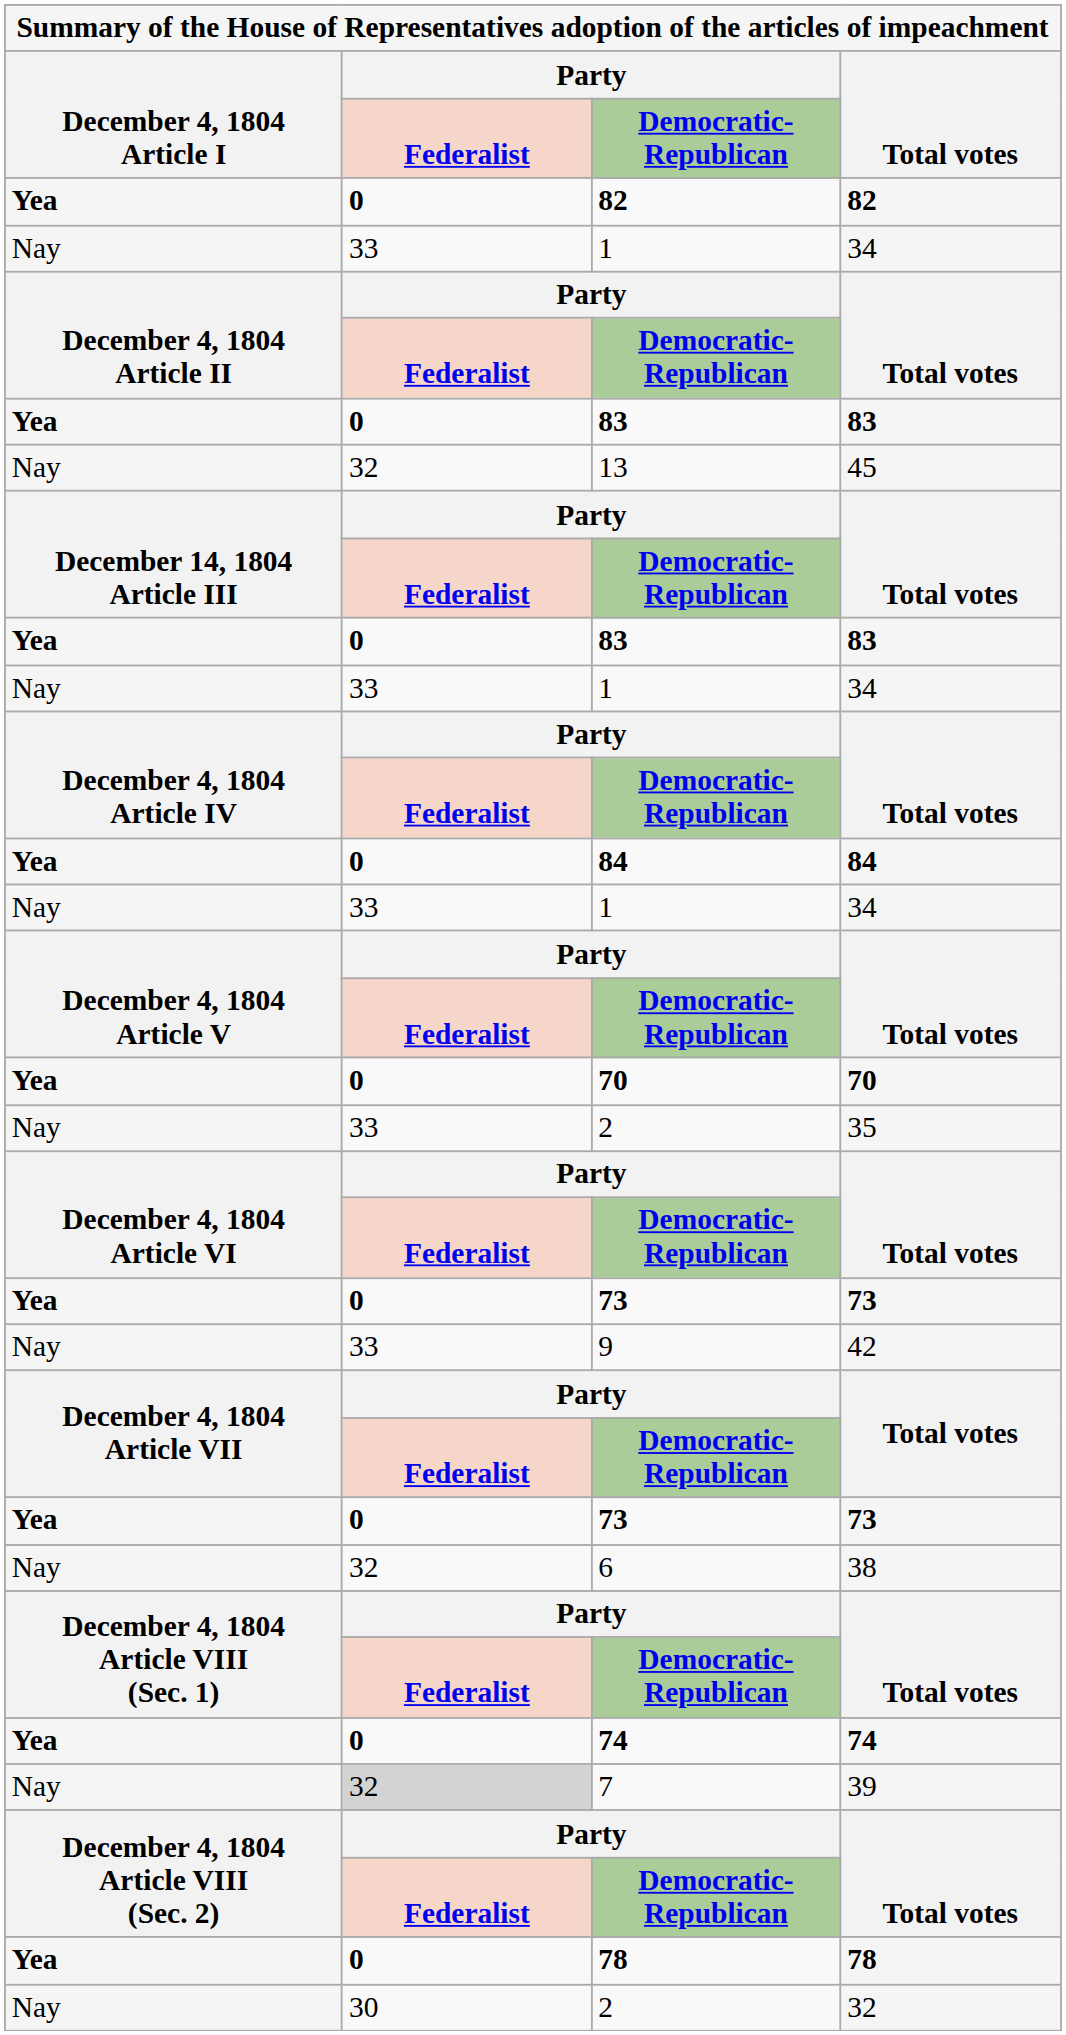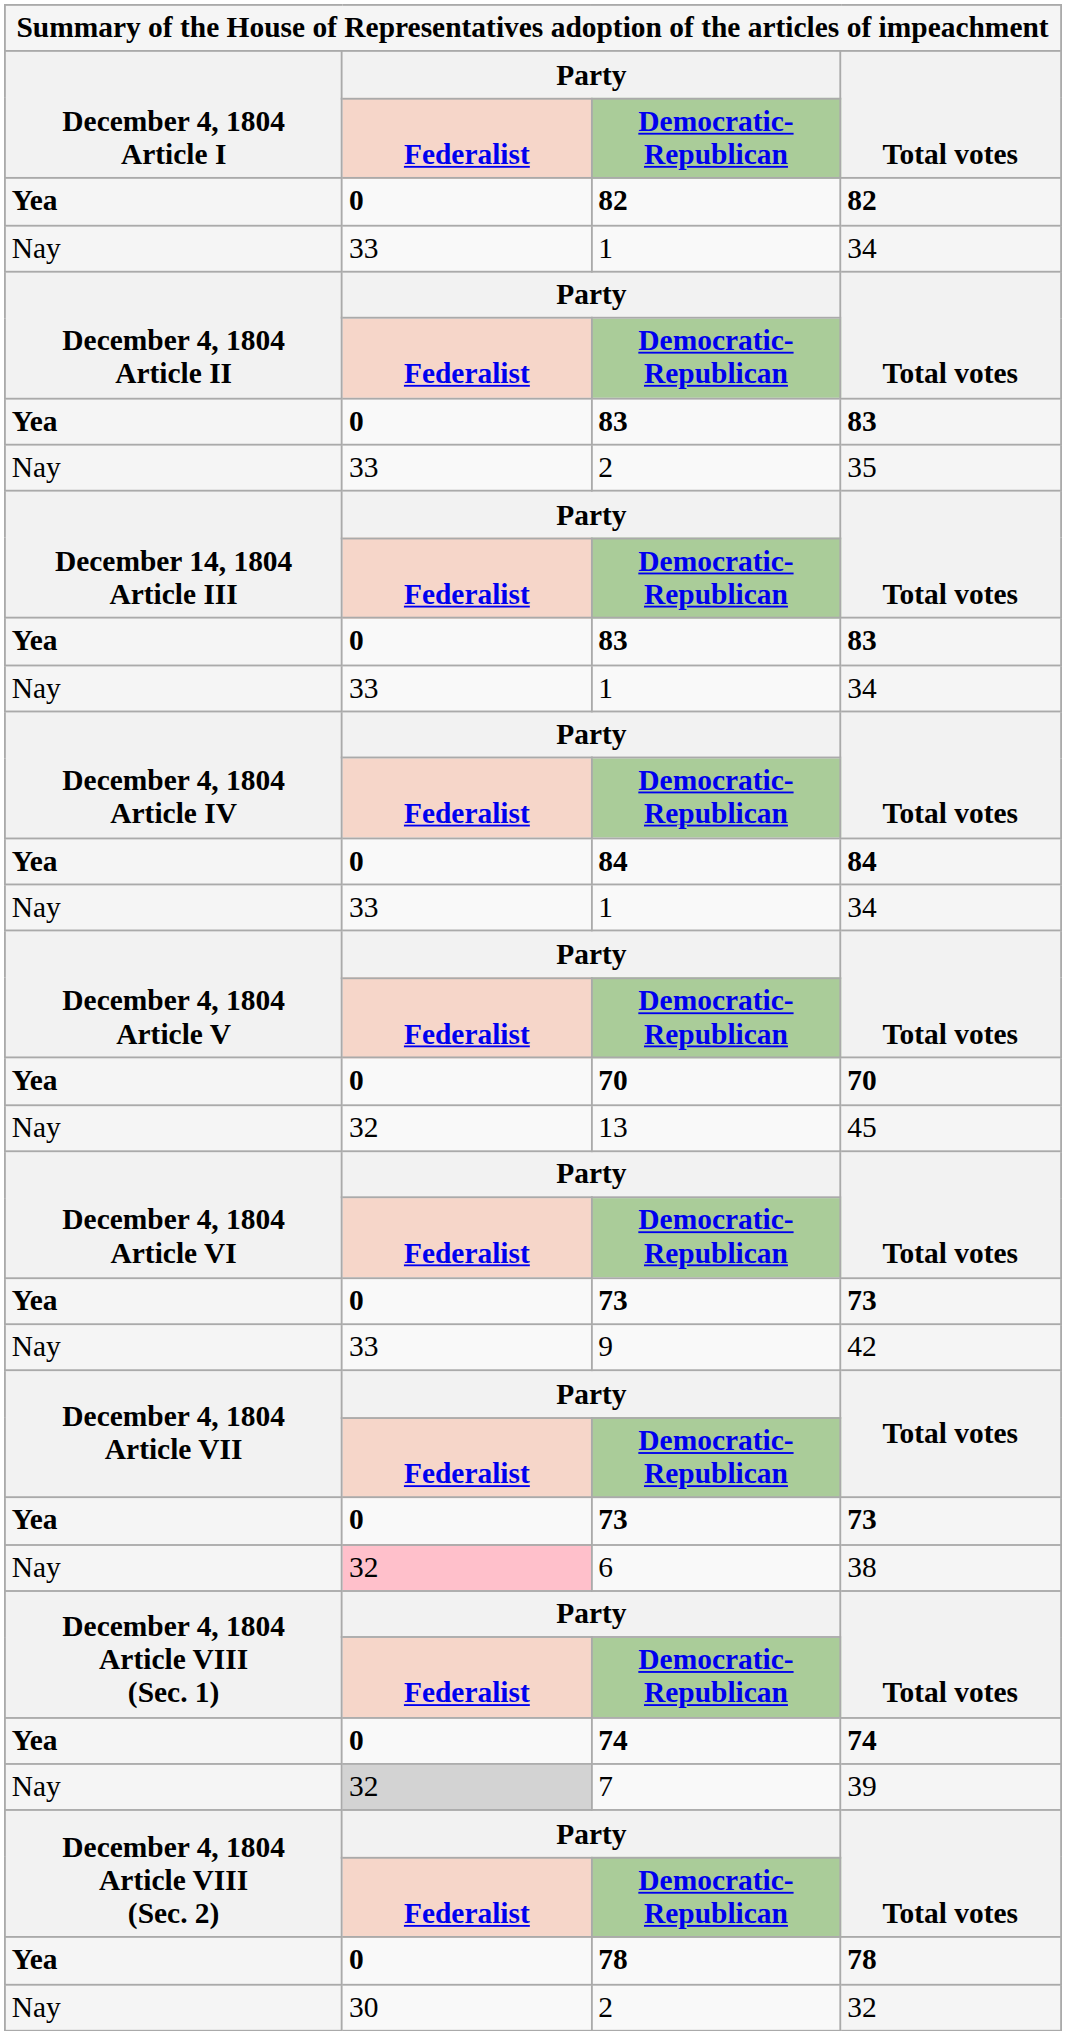rows swapped: (606, 1127) <-> (613, 467)
(364, 1567) no background -> (364, 1567) pink background
